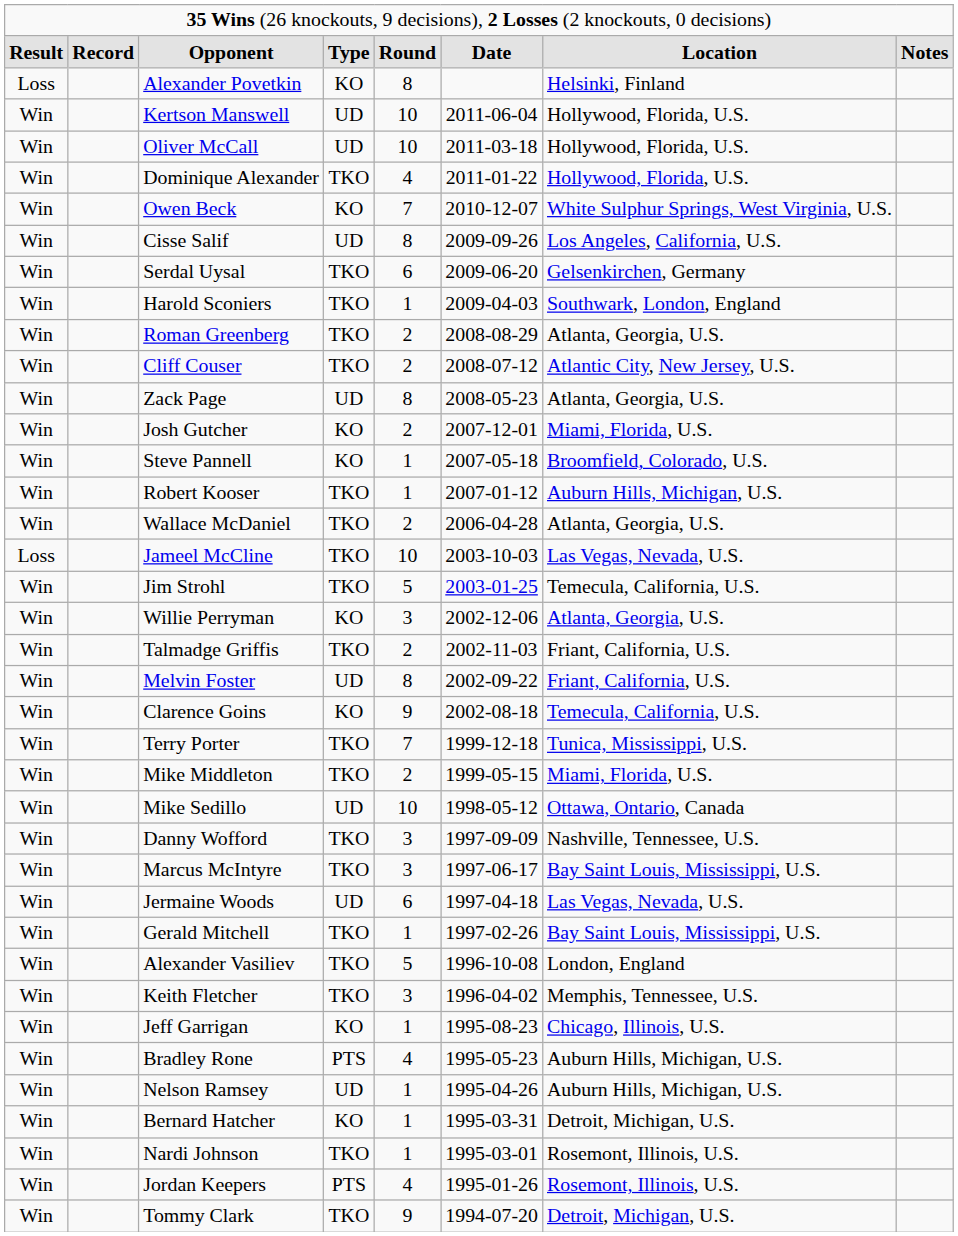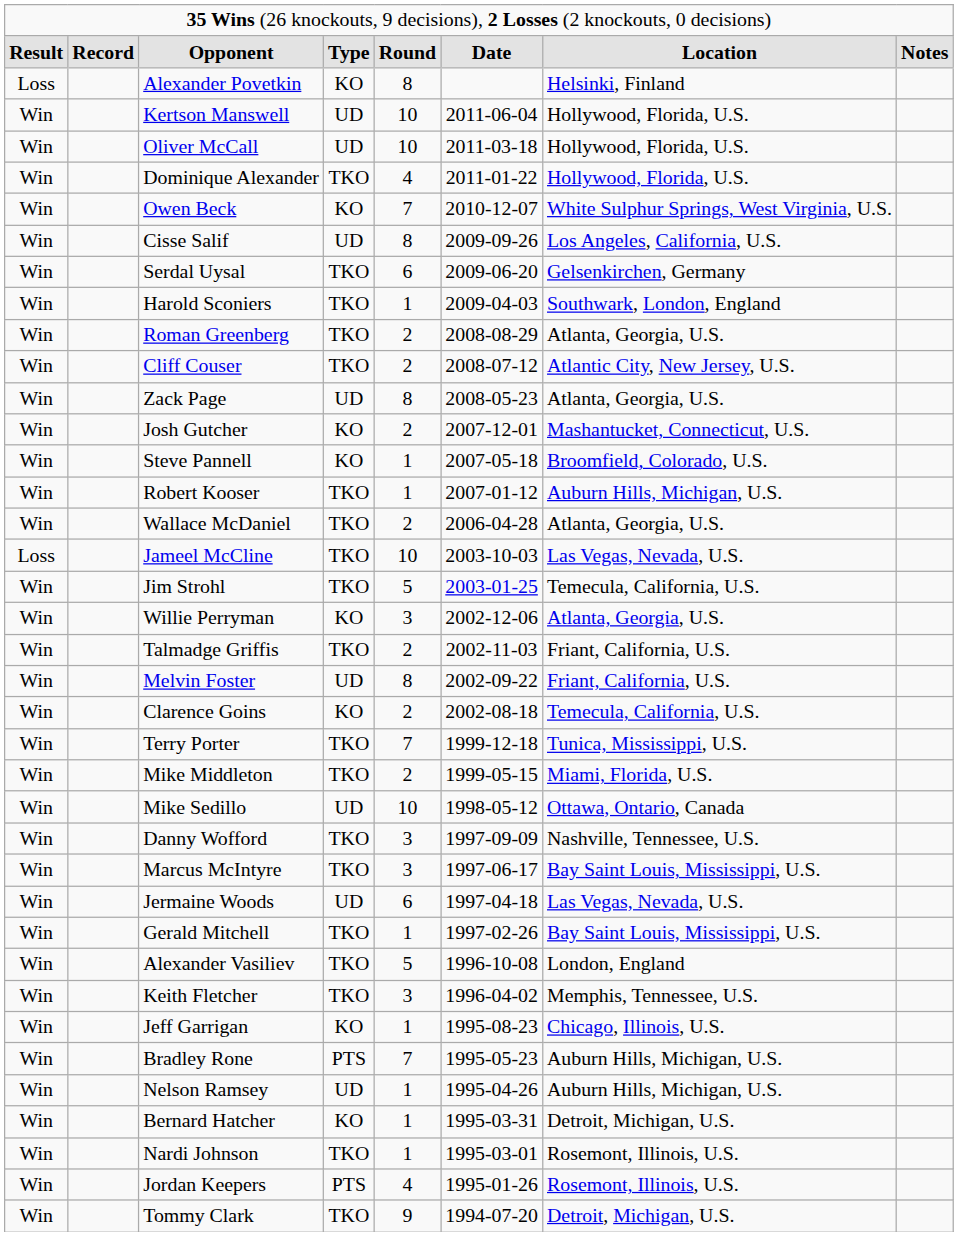(630, 429) Miami, Florida, U.S. -> (678, 429) Mashantucket, Connecticut, U.S.
(407, 712) 9 -> (407, 712) 2
(407, 1058) 4 -> (407, 1058) 7
